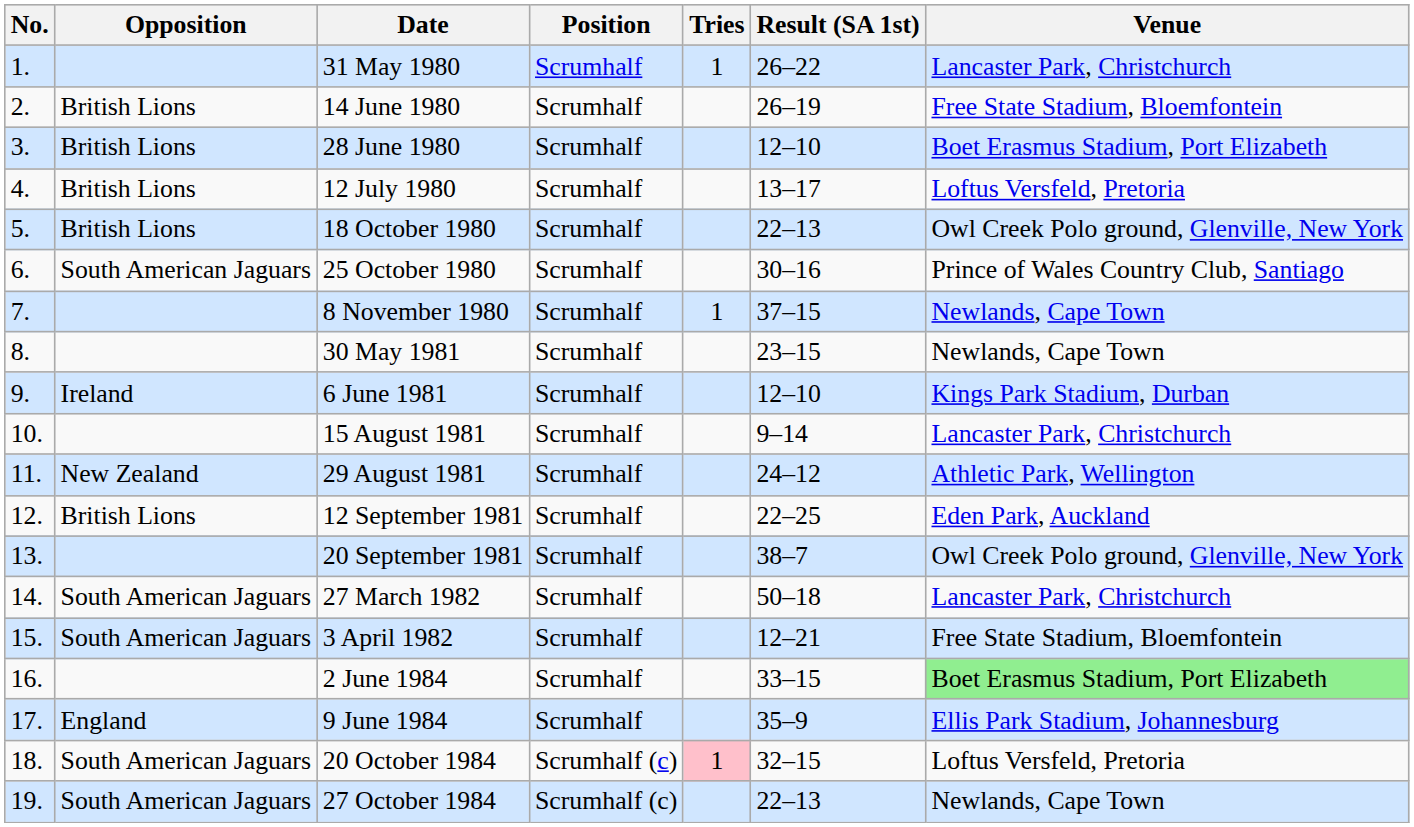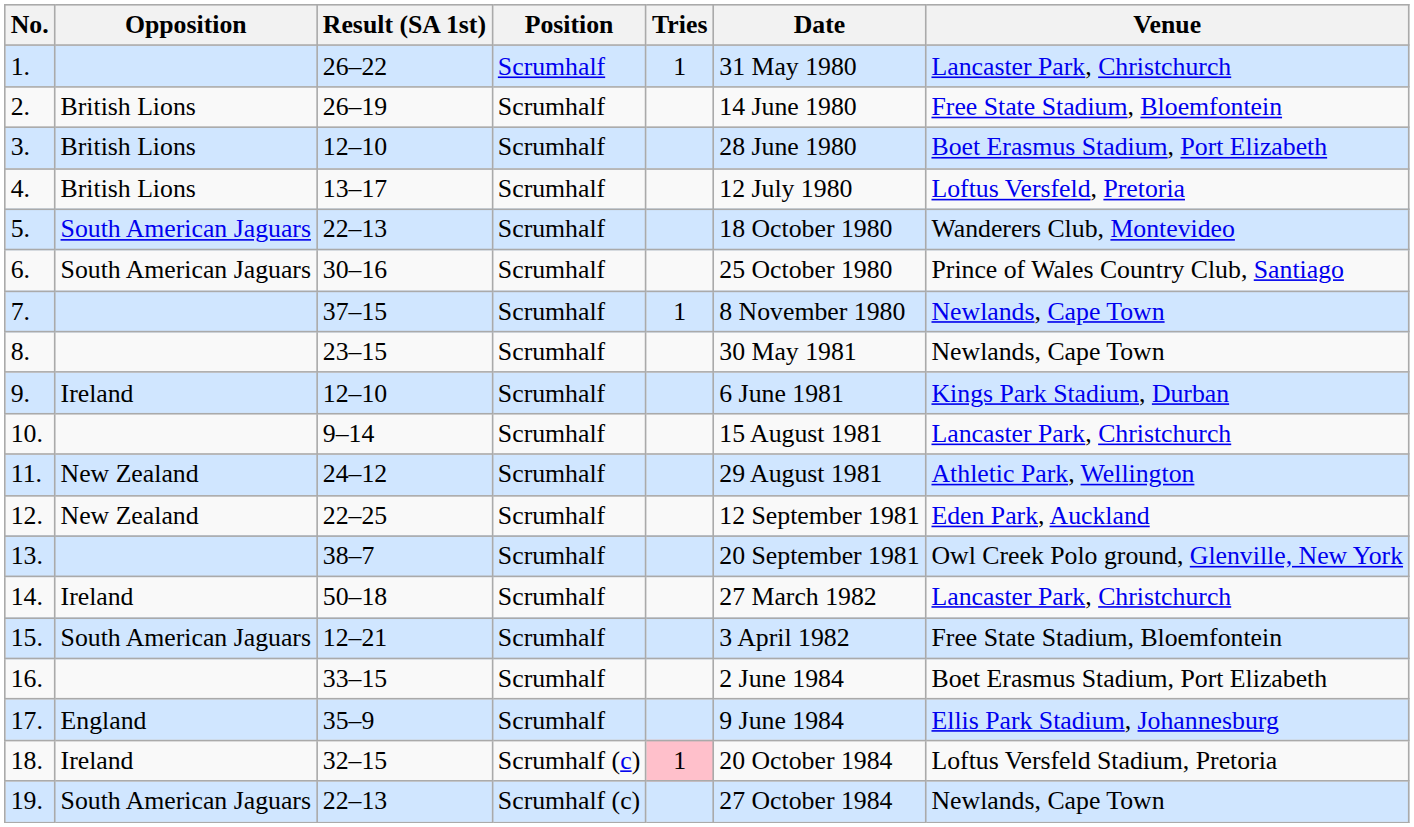columns swapped: (838, 24) <-> (423, 24)
(128, 229) British Lions -> (186, 229) South American Jaguars
(1167, 229) Owl Creek Polo ground, Glenville, New York -> (1083, 229) Wanderers Club, Montevideo
(128, 515) British Lions -> (130, 515) New Zealand
(186, 596) South American Jaguars -> (97, 596) Ireland
(1129, 678) lightgreen background -> (1129, 678) no background
(186, 760) South American Jaguars -> (97, 760) Ireland
(1058, 760) Loftus Versfeld, Pretoria -> (1104, 760) Loftus Versfeld Stadium, Pretoria
